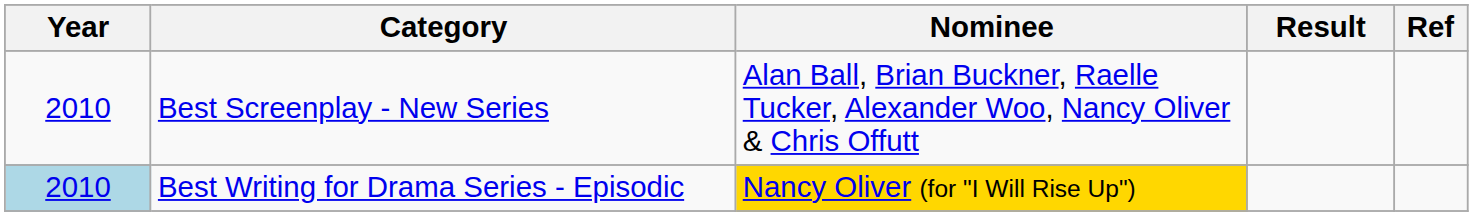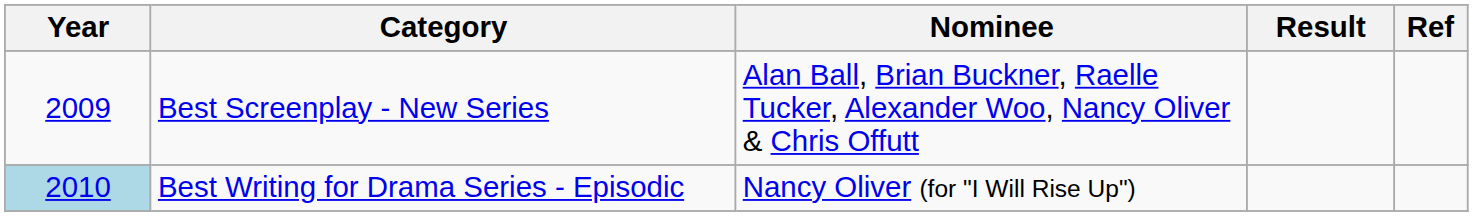(78, 107) 2010 -> (78, 107) 2009
(939, 187) gold background -> (939, 187) no background
